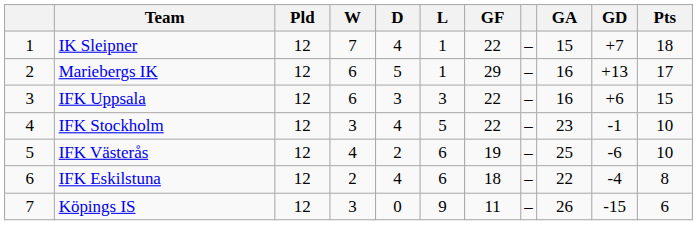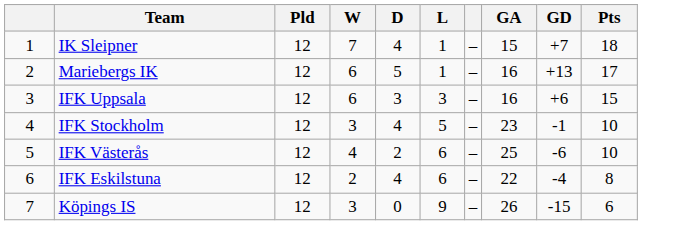- column: (493, 17)
